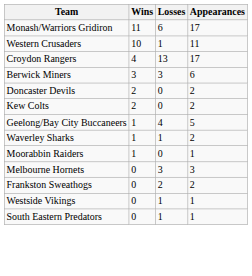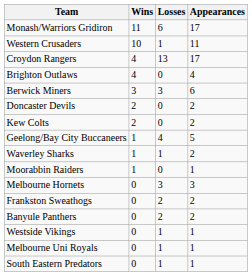+ row: (42, 75)
+ row: (41, 216)
+ row: (52, 248)
